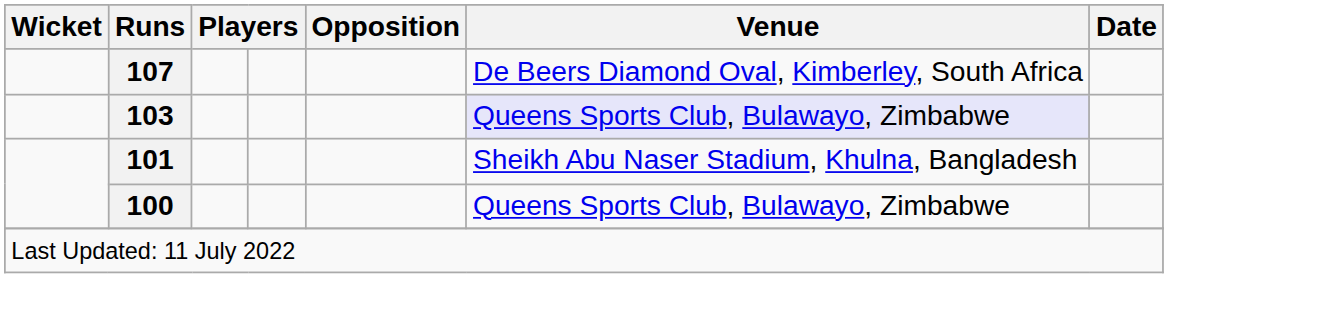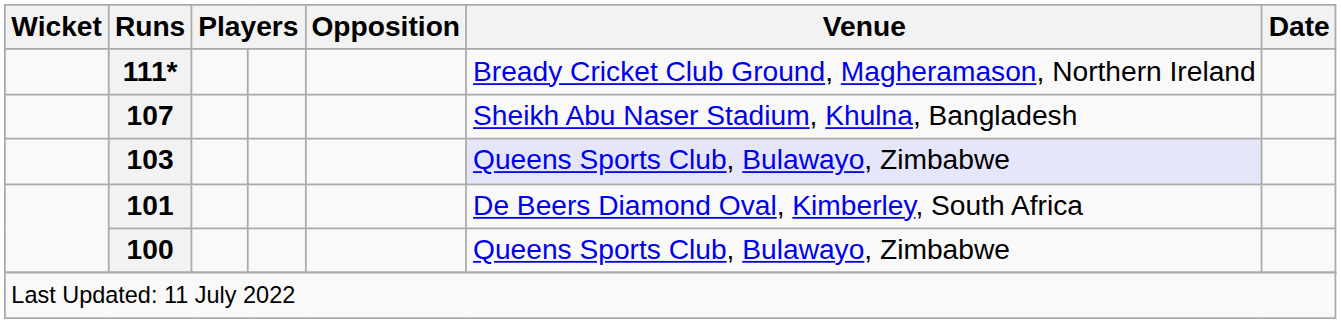+ row: (150, 71)
(778, 71) De Beers Diamond Oval, Kimberley, South Africa -> (775, 116) Sheikh Abu Naser Stadium, Khulna, Bangladesh
(775, 160) Sheikh Abu Naser Stadium, Khulna, Bangladesh -> (778, 205) De Beers Diamond Oval, Kimberley, South Africa
